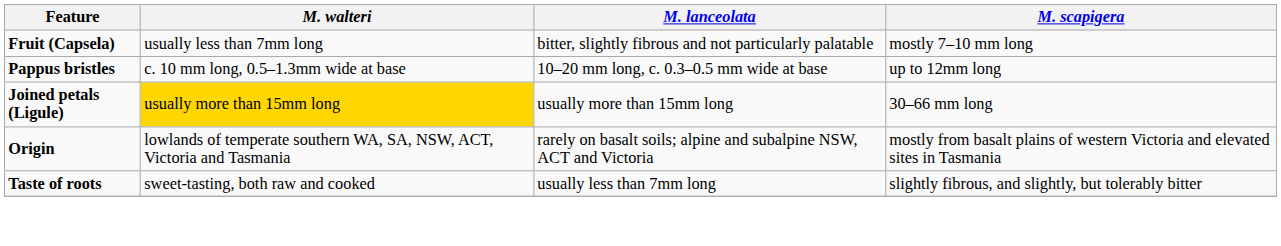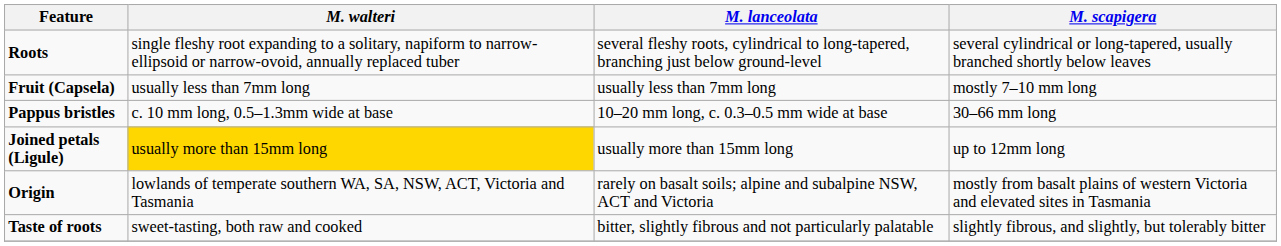+ row: (28, 52)
(705, 43) bitter, slightly fibrous and not particularly palatable -> (687, 87) usually less than 7mm long
(945, 69) up to 12mm long -> (1005, 113) 30–66 mm long
(941, 104) 30–66 mm long -> (1009, 148) up to 12mm long
(627, 183) usually less than 7mm long -> (765, 227) bitter, slightly fibrous and not particularly palatable
